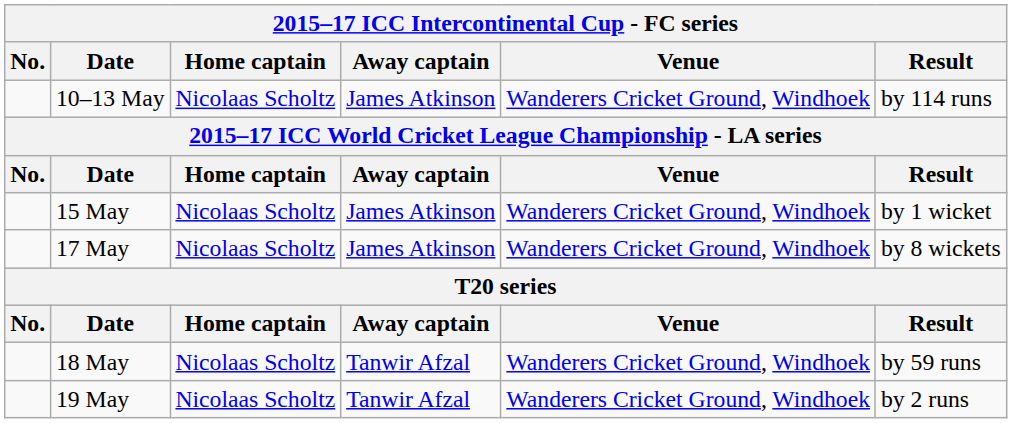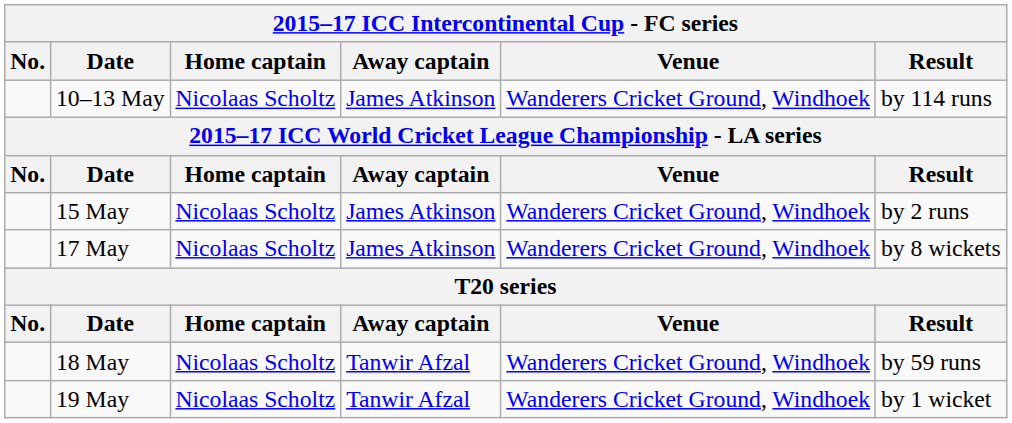(936, 211) by 1 wicket -> (925, 211) by 2 runs
(925, 398) by 2 runs -> (936, 398) by 1 wicket
